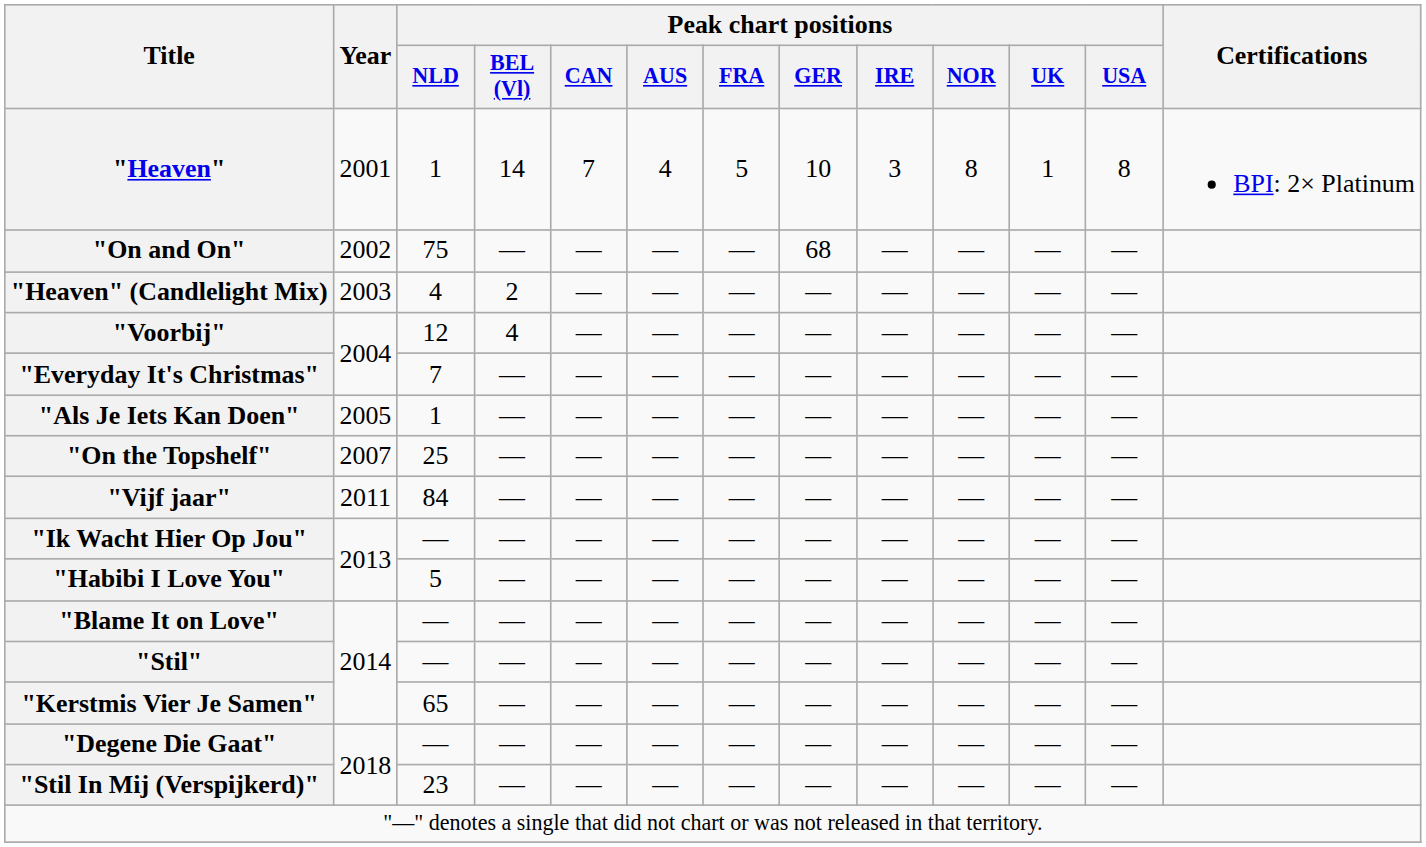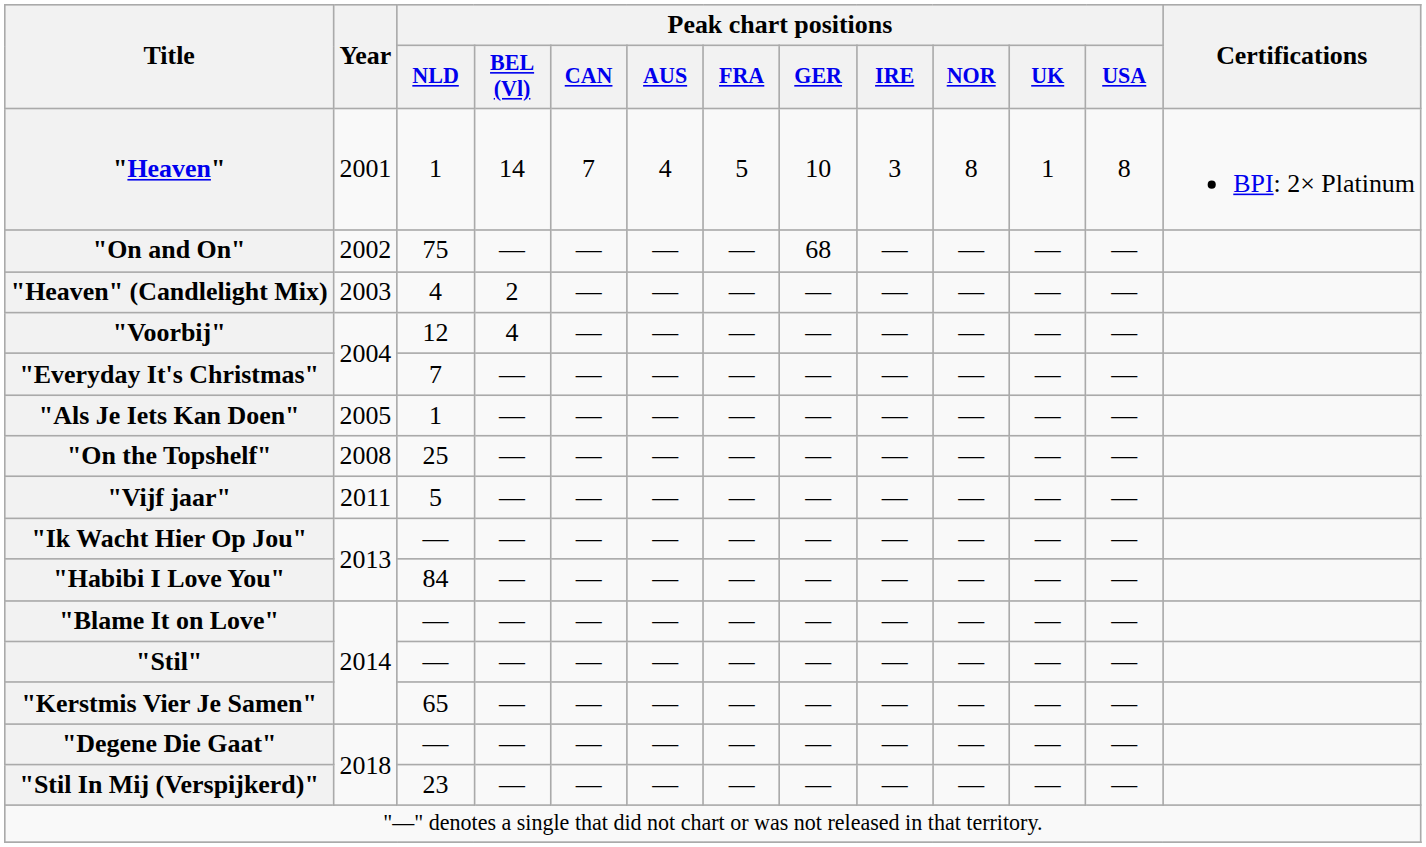(365, 456) 2007 -> (365, 456) 2008
(436, 497) 84 -> (436, 497) 5
(436, 579) 5 -> (436, 579) 84
